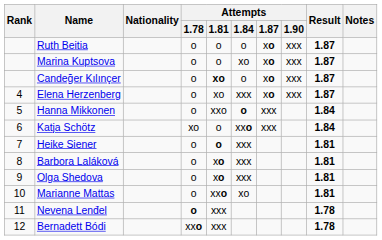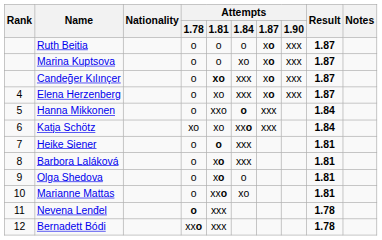(244, 78) o -> (244, 78) xxx
(219, 128) o -> (219, 128) xo
(244, 177) xxx -> (244, 177) o
